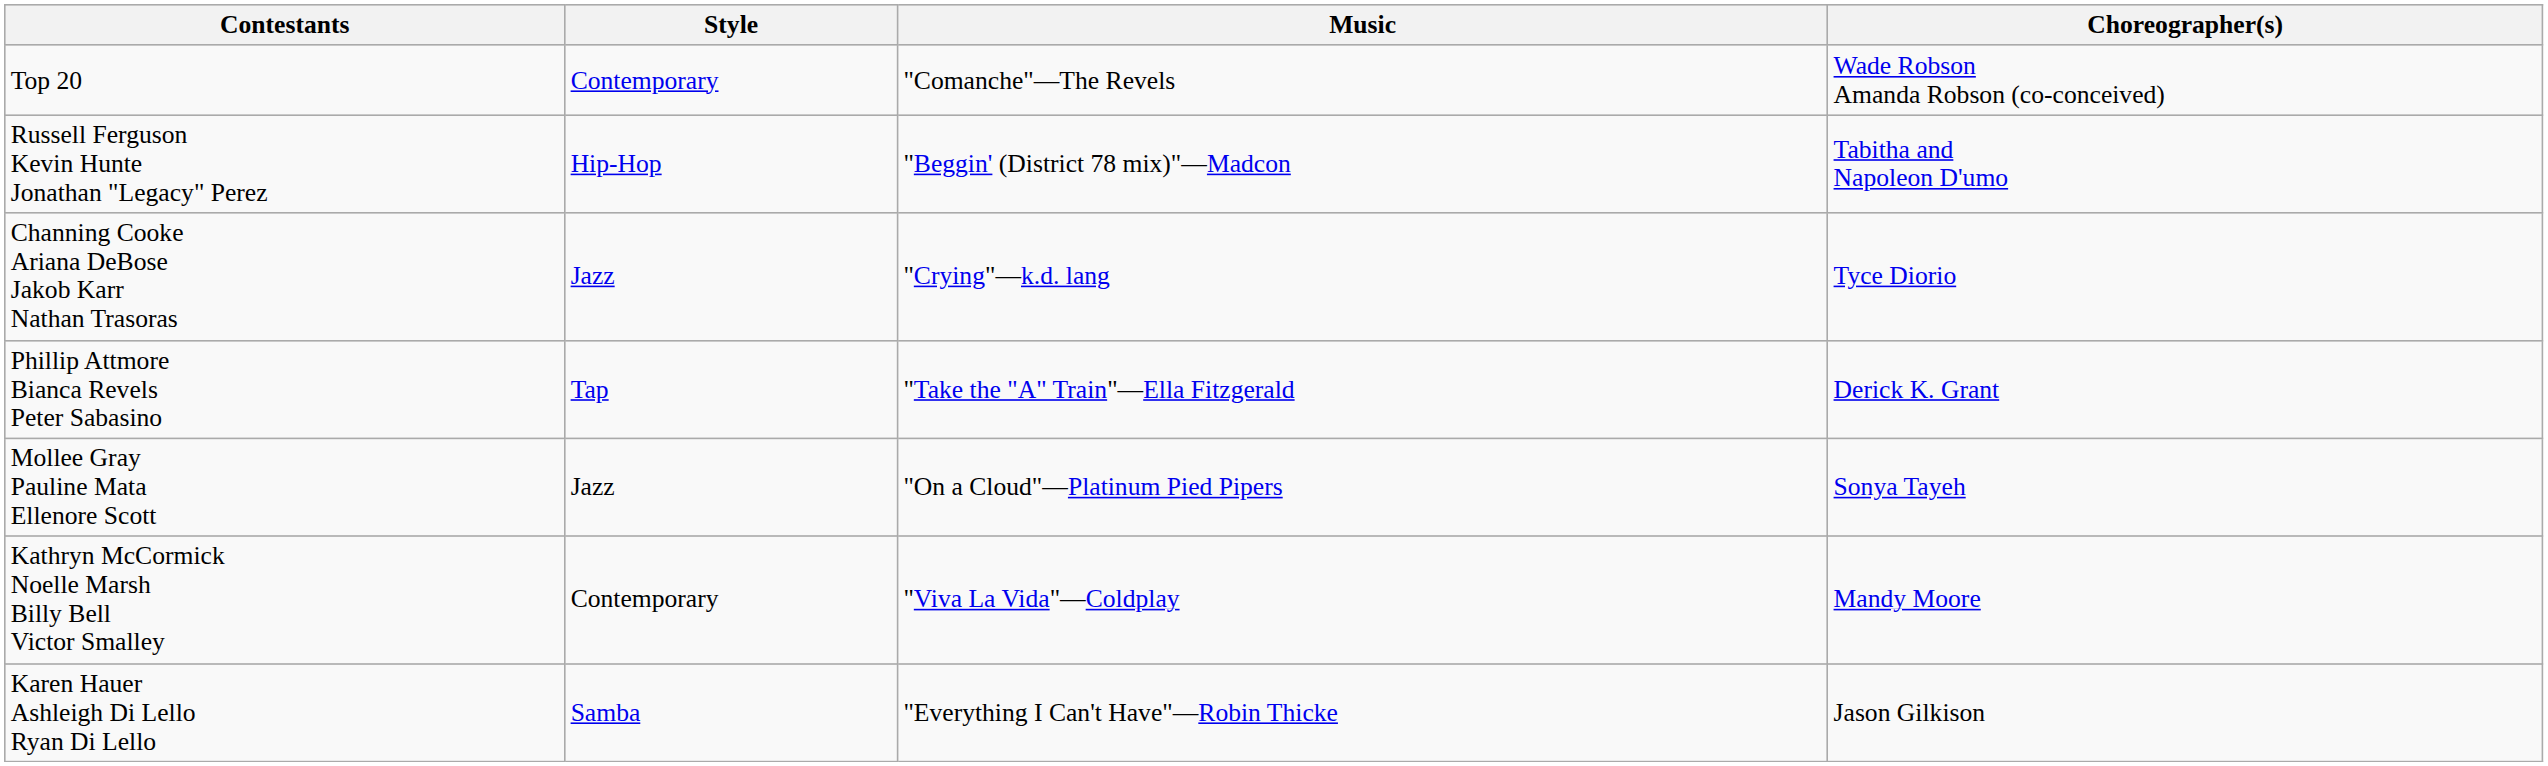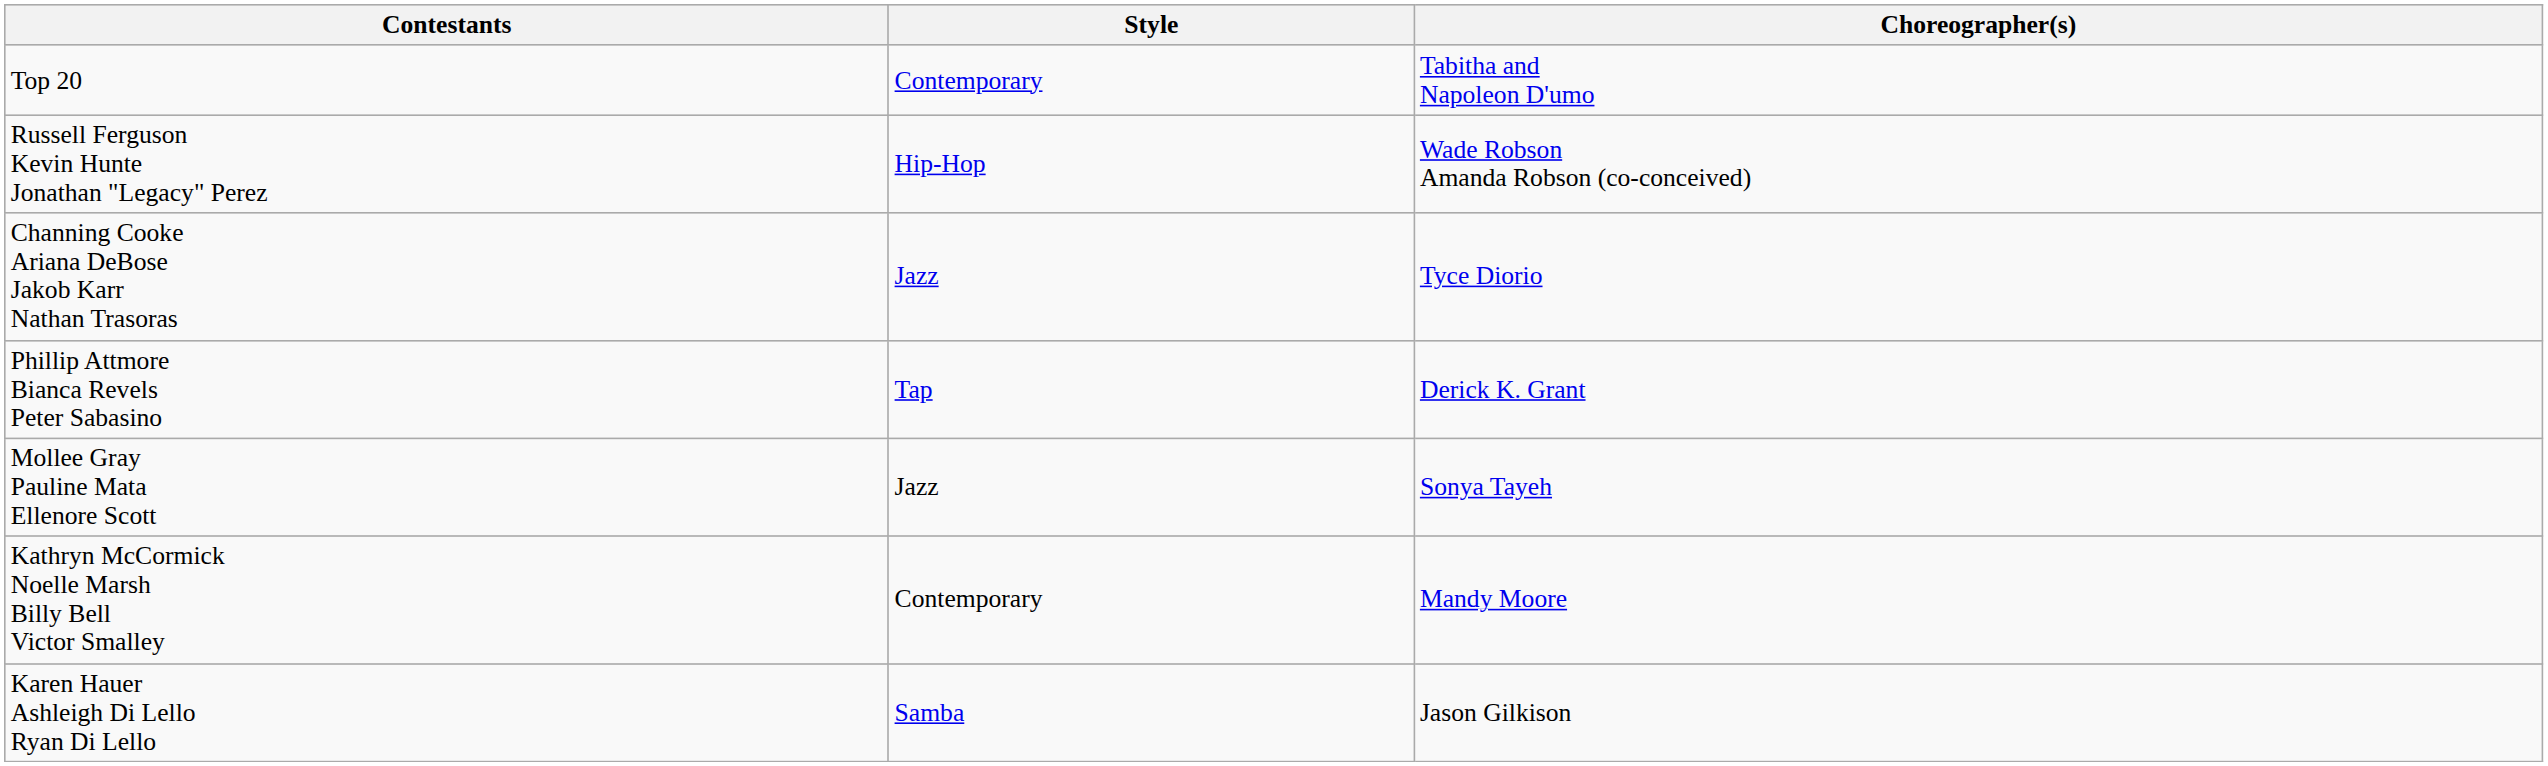- column: (1363, 24)
(1999, 79) Wade Robson Amanda Robson (co-conceived) -> (1507, 79) Tabitha and Napoleon D'umo
(1921, 163) Tabitha and Napoleon D'umo -> (1586, 163) Wade Robson Amanda Robson (co-conceived)
